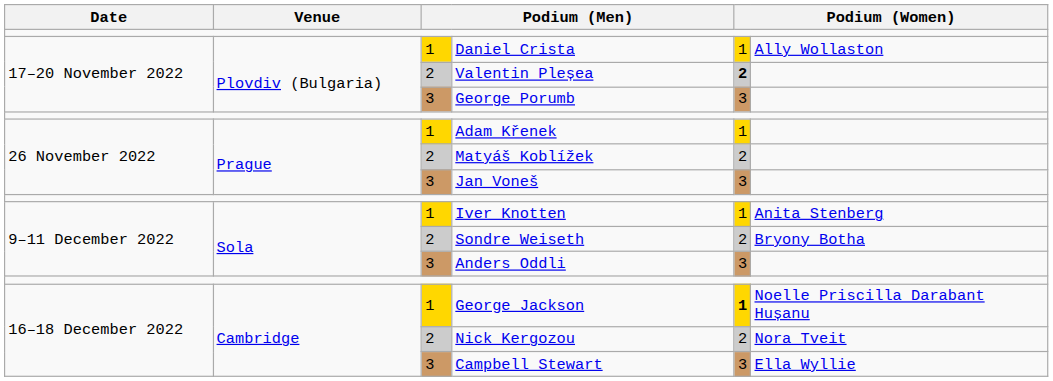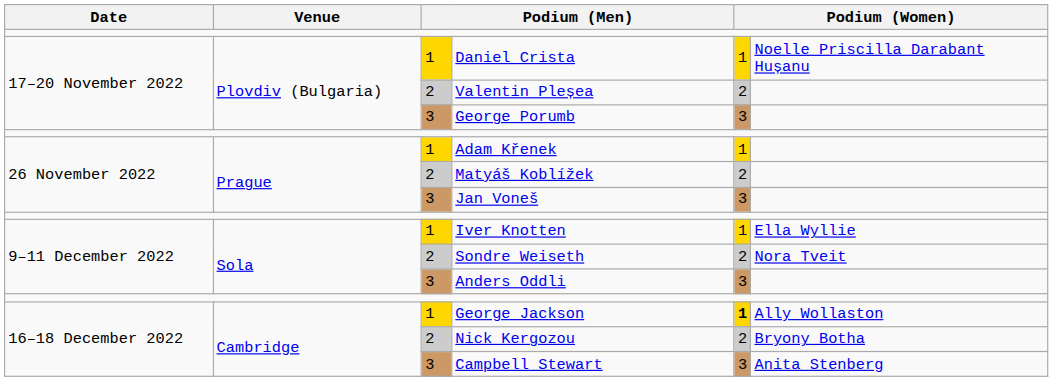(819, 49) Ally Wollaston -> (870, 58) Noelle Priscilla Darabant Hușanu
(743, 74) bold -> (743, 92) normal
(819, 214) Anita Stenberg -> (805, 232) Ella Wyllie
(810, 239) Bryony Botha -> (801, 257) Nora Tveit
(870, 305) Noelle Priscilla Darabant Hușanu -> (819, 314) Ally Wollaston
(801, 339) Nora Tveit -> (810, 339) Bryony Botha
(805, 364) Ella Wyllie -> (819, 364) Anita Stenberg
